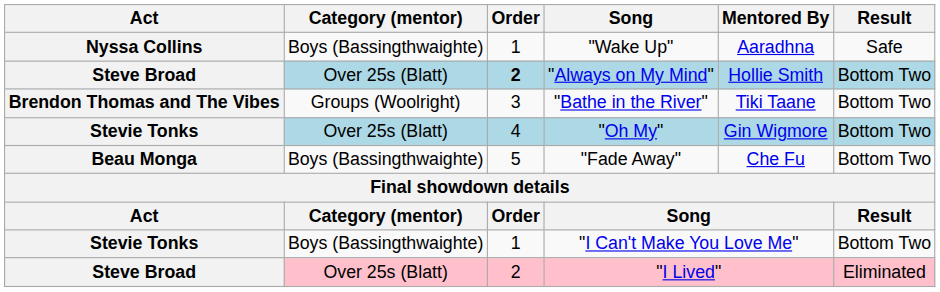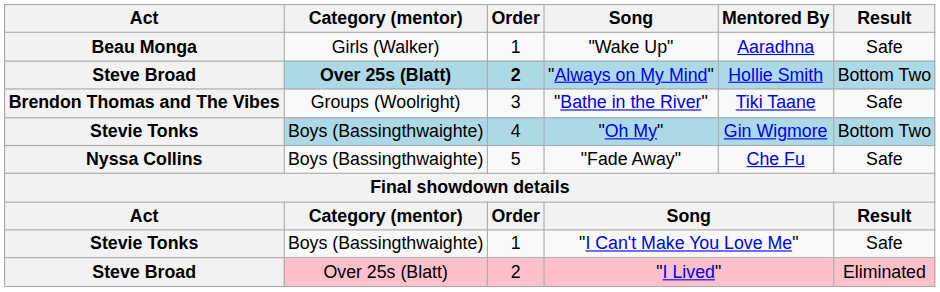(144, 46) Nyssa Collins -> (144, 46) Beau Monga
(386, 46) Boys (Bassingthwaighte) -> (386, 46) Girls (Walker)
(386, 74) normal -> (386, 74) bold
(884, 103) Bottom Two -> (884, 103) Safe
(386, 131) Over 25s (Blatt) -> (386, 131) Boys (Bassingthwaighte)
(144, 159) Beau Monga -> (144, 159) Nyssa Collins
(884, 159) Bottom Two -> (884, 159) Safe
(884, 243) Bottom Two -> (884, 243) Safe
